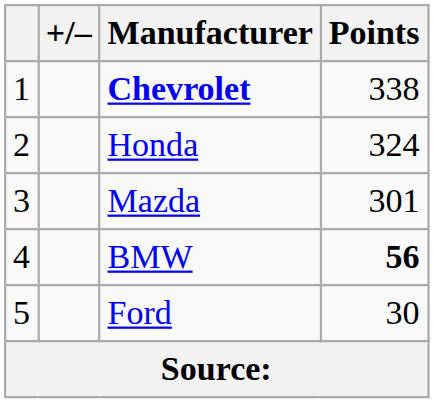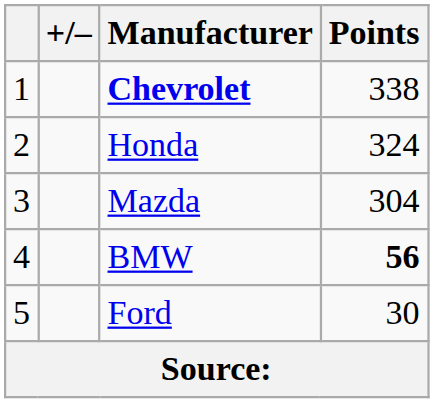(394, 201) 301 -> (394, 201) 304
